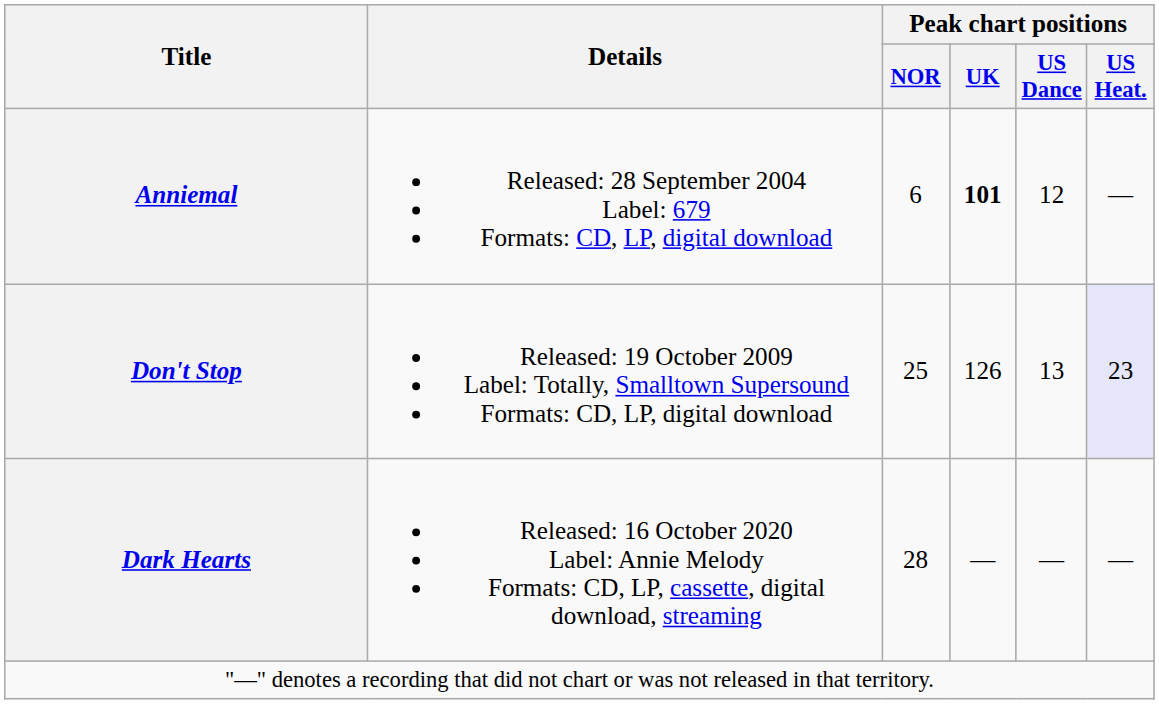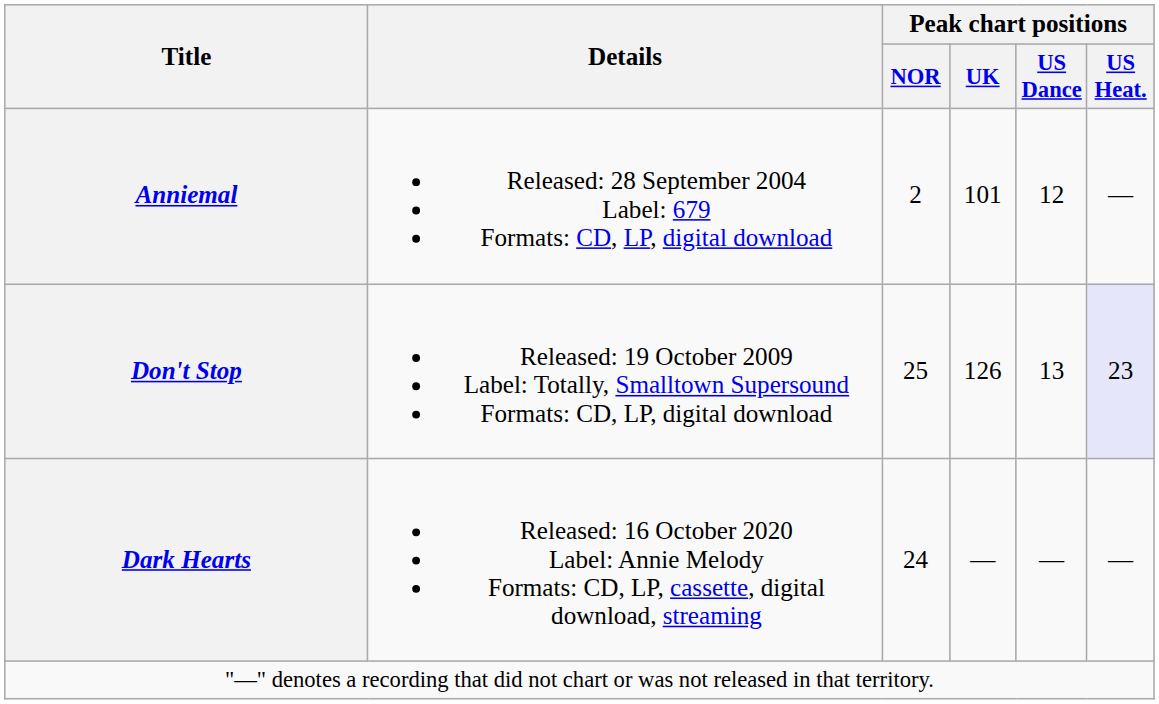(916, 195) 6 -> (916, 195) 2
(983, 195) bold -> (983, 195) normal
(916, 559) 28 -> (916, 559) 24
